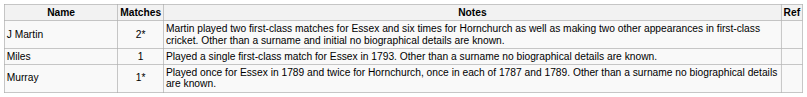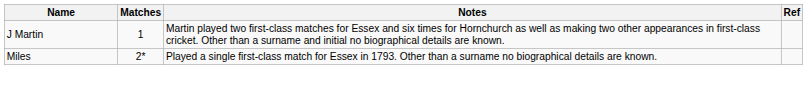(141, 34) 2* -> (141, 34) 1
(141, 56) 1 -> (141, 56) 2*
- row: (23, 78)
